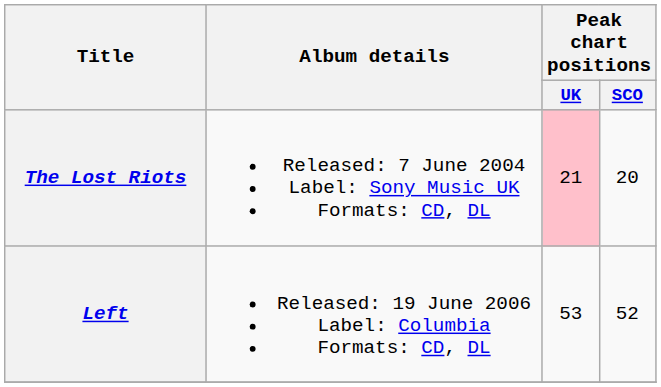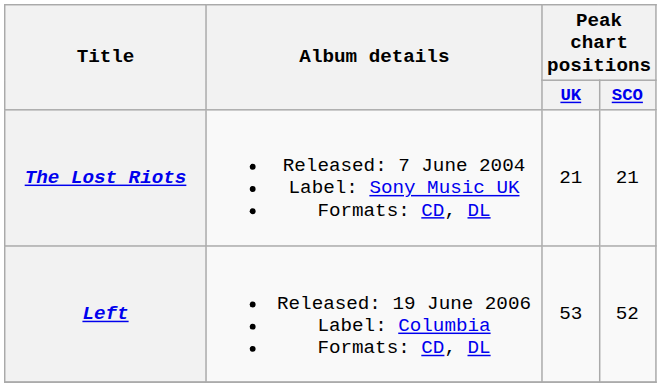(571, 178) pink background -> (571, 178) no background
(627, 178) 20 -> (627, 178) 21
